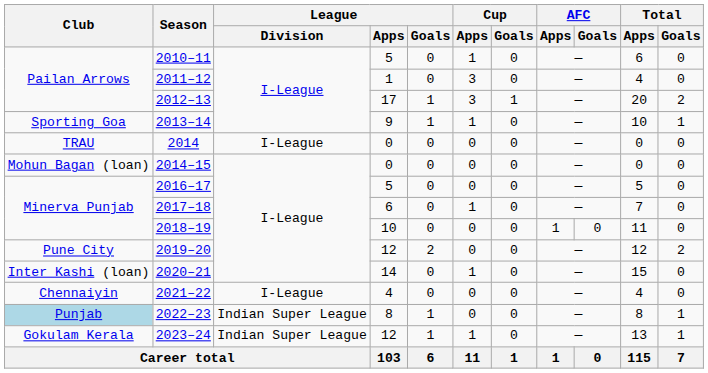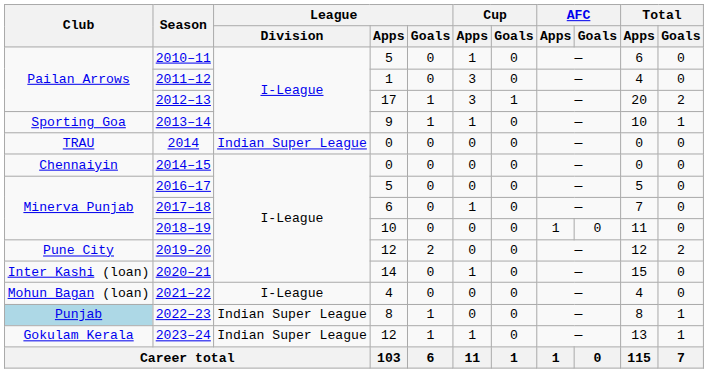(292, 144) I-League -> (292, 144) Indian Super League
(79, 165) Mohun Bagan (loan) -> (79, 165) Chennaiyin
(79, 293) Chennaiyin -> (79, 293) Mohun Bagan (loan)
